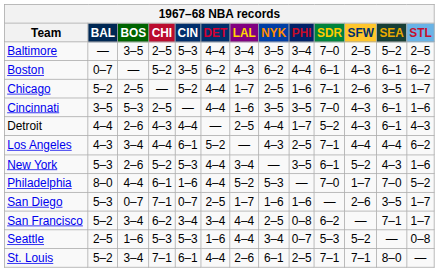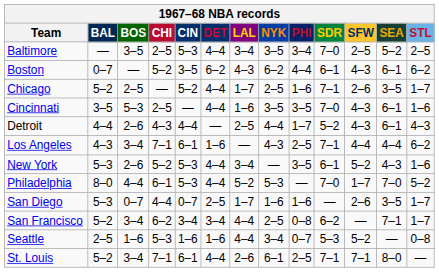(162, 145) 4–4 -> (162, 145) 7–1
(215, 145) 5–2 -> (215, 145) 1–6
(188, 183) 1–6 -> (188, 183) 5–3
(162, 202) 7–1 -> (162, 202) 4–4
(188, 239) 5–3 -> (188, 239) 1–6
